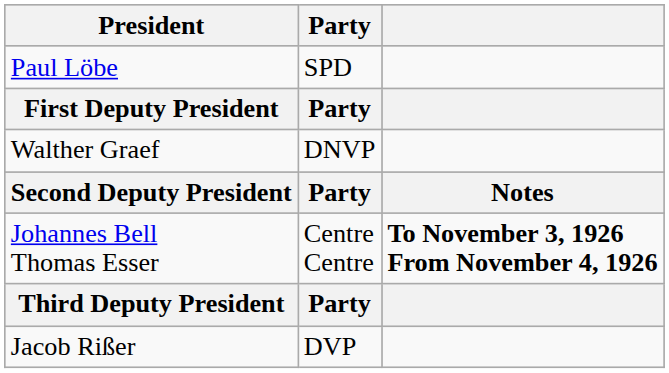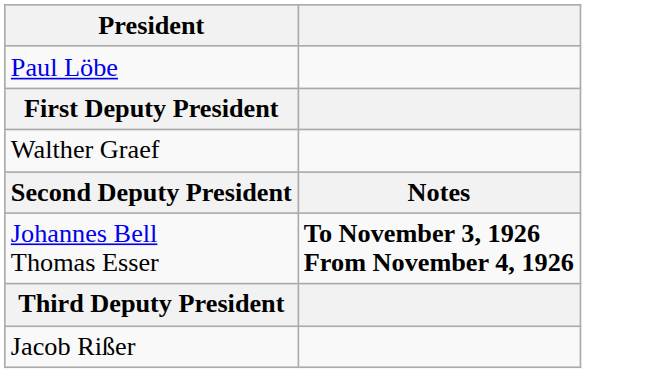- column: (340, 25)
